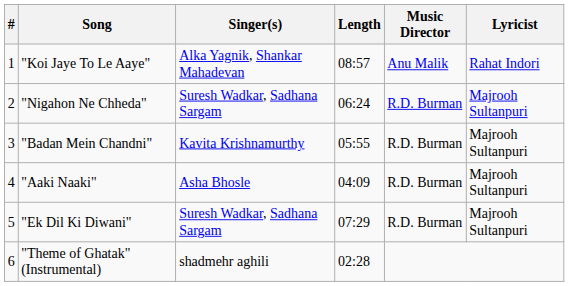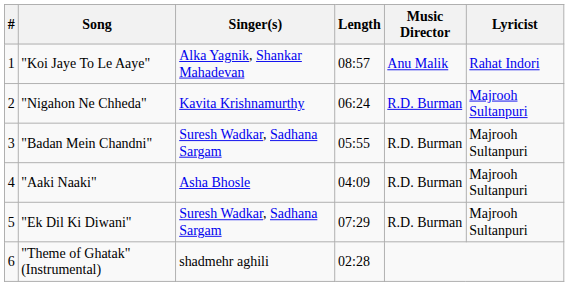(248, 103) Suresh Wadkar, Sadhana Sargam -> (242, 103) Kavita Krishnamurthy
(242, 143) Kavita Krishnamurthy -> (248, 143) Suresh Wadkar, Sadhana Sargam
